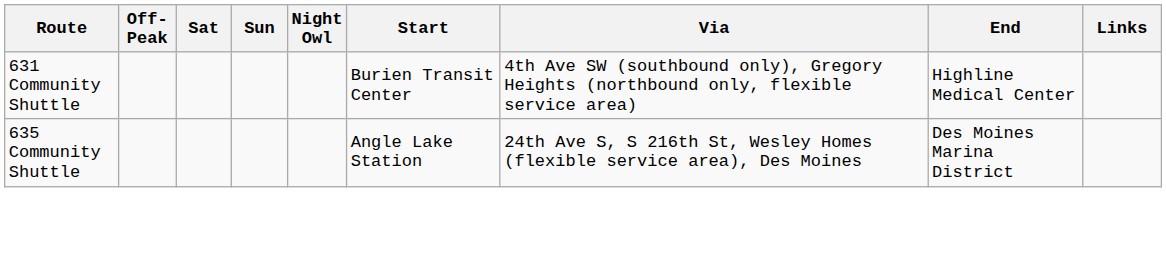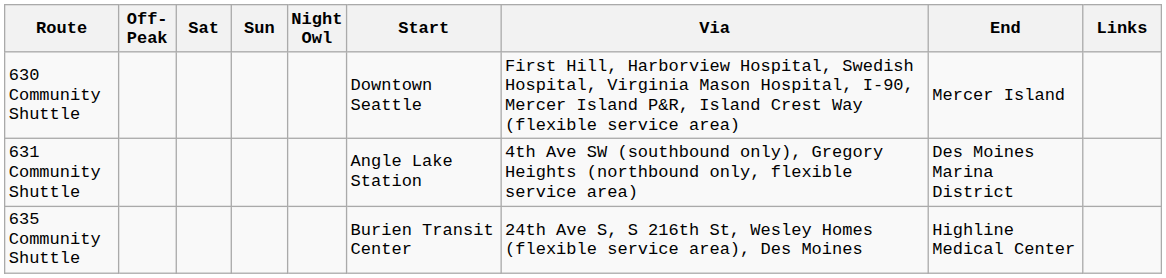+ row: (55, 95)
(422, 86) Burien Transit Center -> (402, 172) Angle Lake Station
(1004, 86) Highline Medical Center -> (983, 172) Des Moines Marina District
(402, 153) Angle Lake Station -> (422, 239) Burien Transit Center
(983, 153) Des Moines Marina District -> (1004, 239) Highline Medical Center
